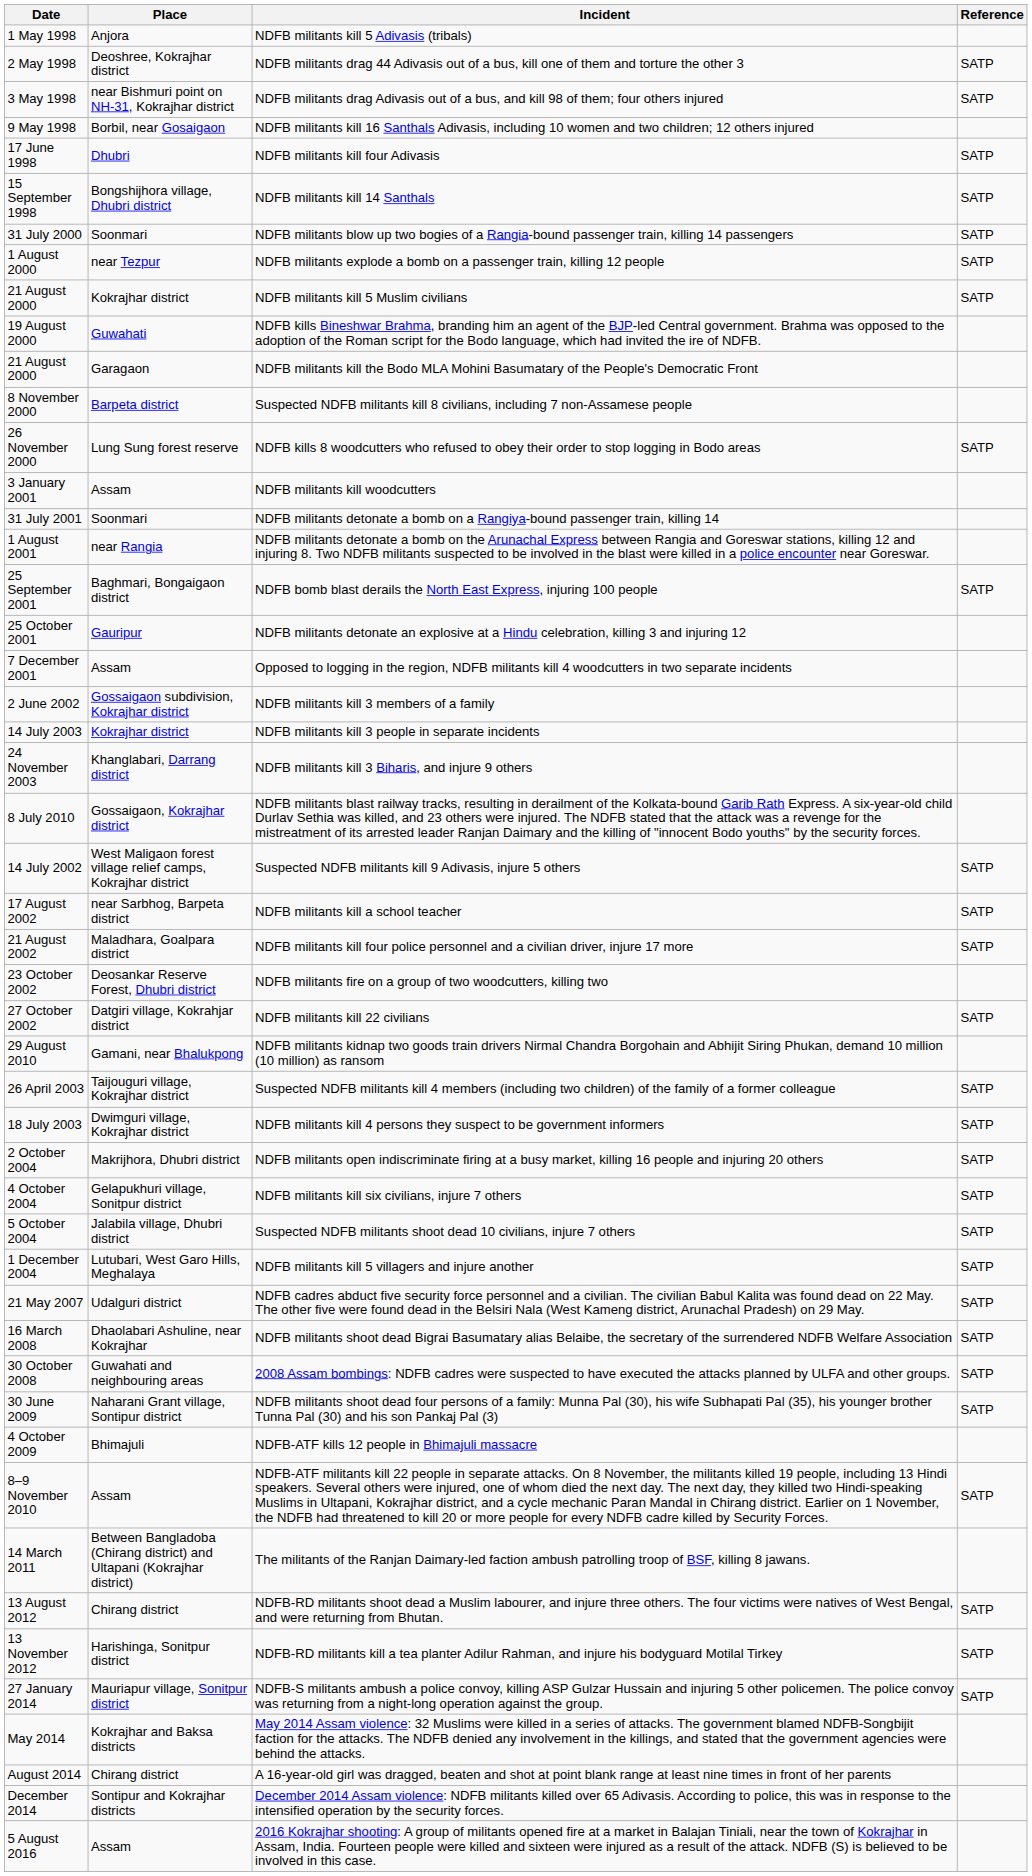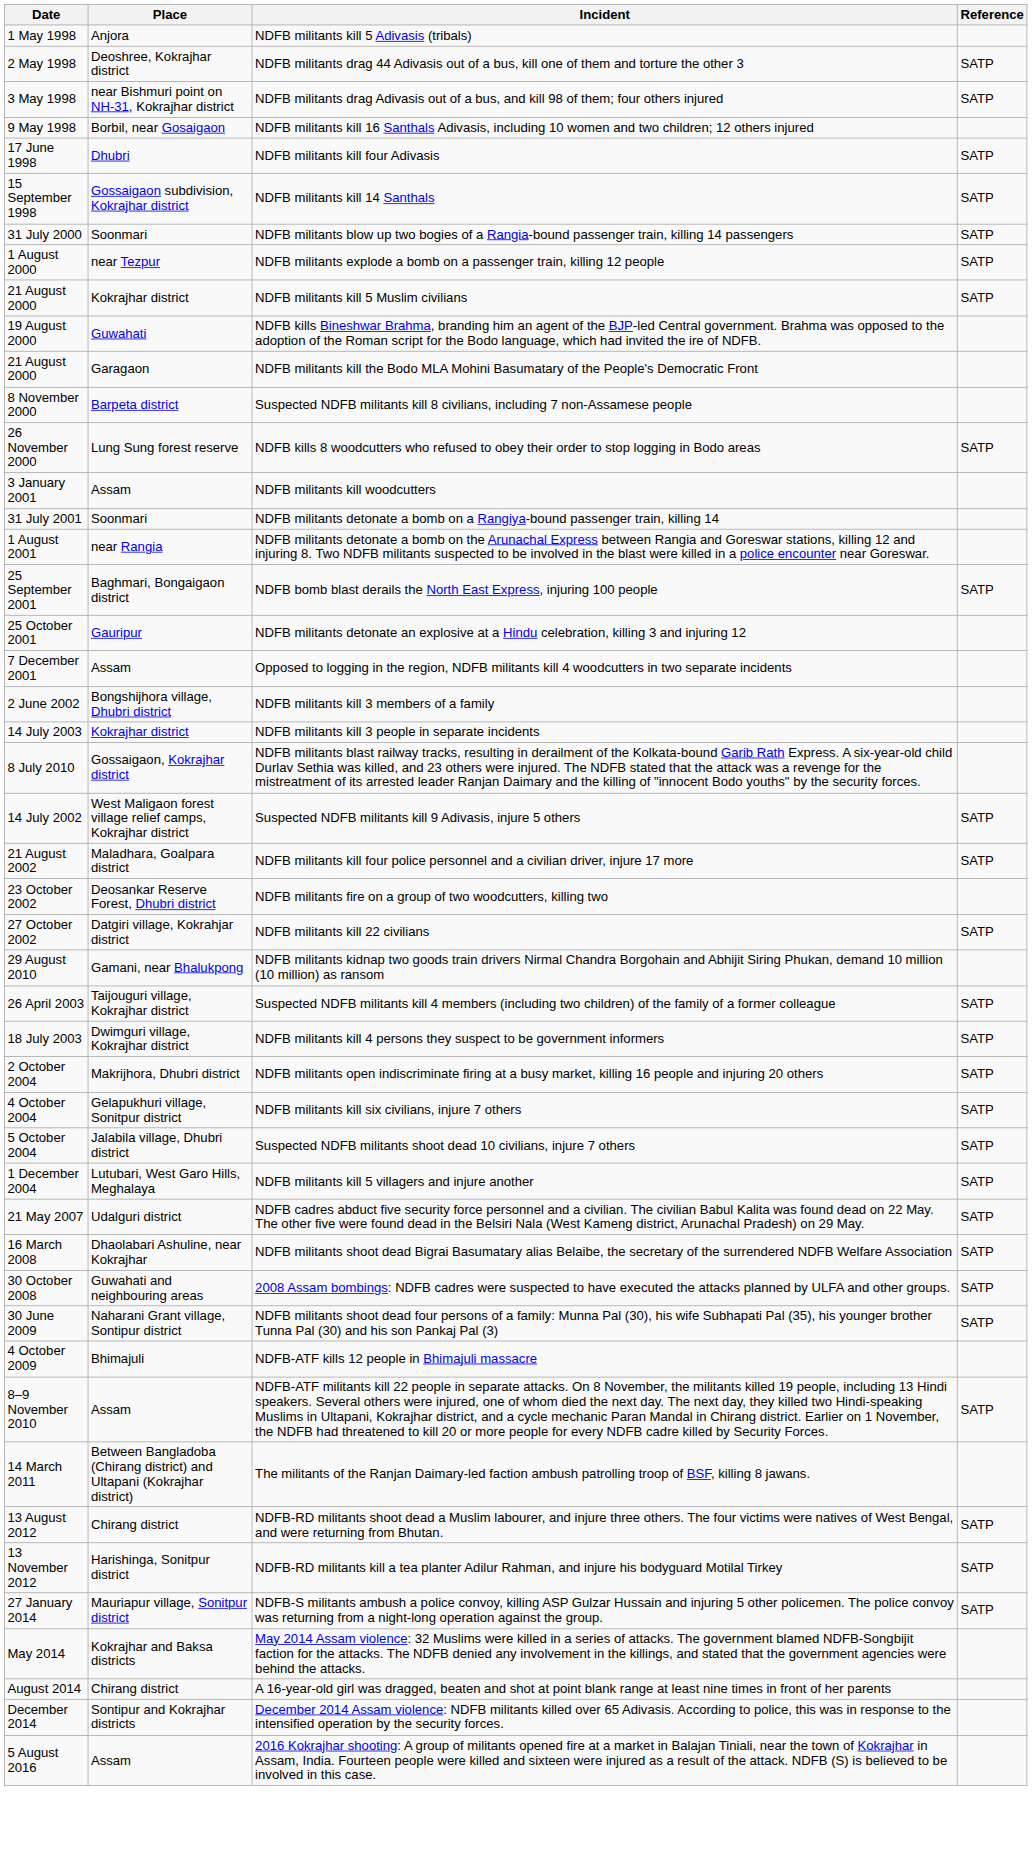(151, 198) Bongshijhora village, Dhubri district -> (162, 198) Gossaigaon subdivision, Kokrajhar district
(162, 704) Gossaigaon subdivision, Kokrajhar district -> (151, 704) Bongshijhora village, Dhubri district
- row: (394, 767)
- row: (358, 911)
